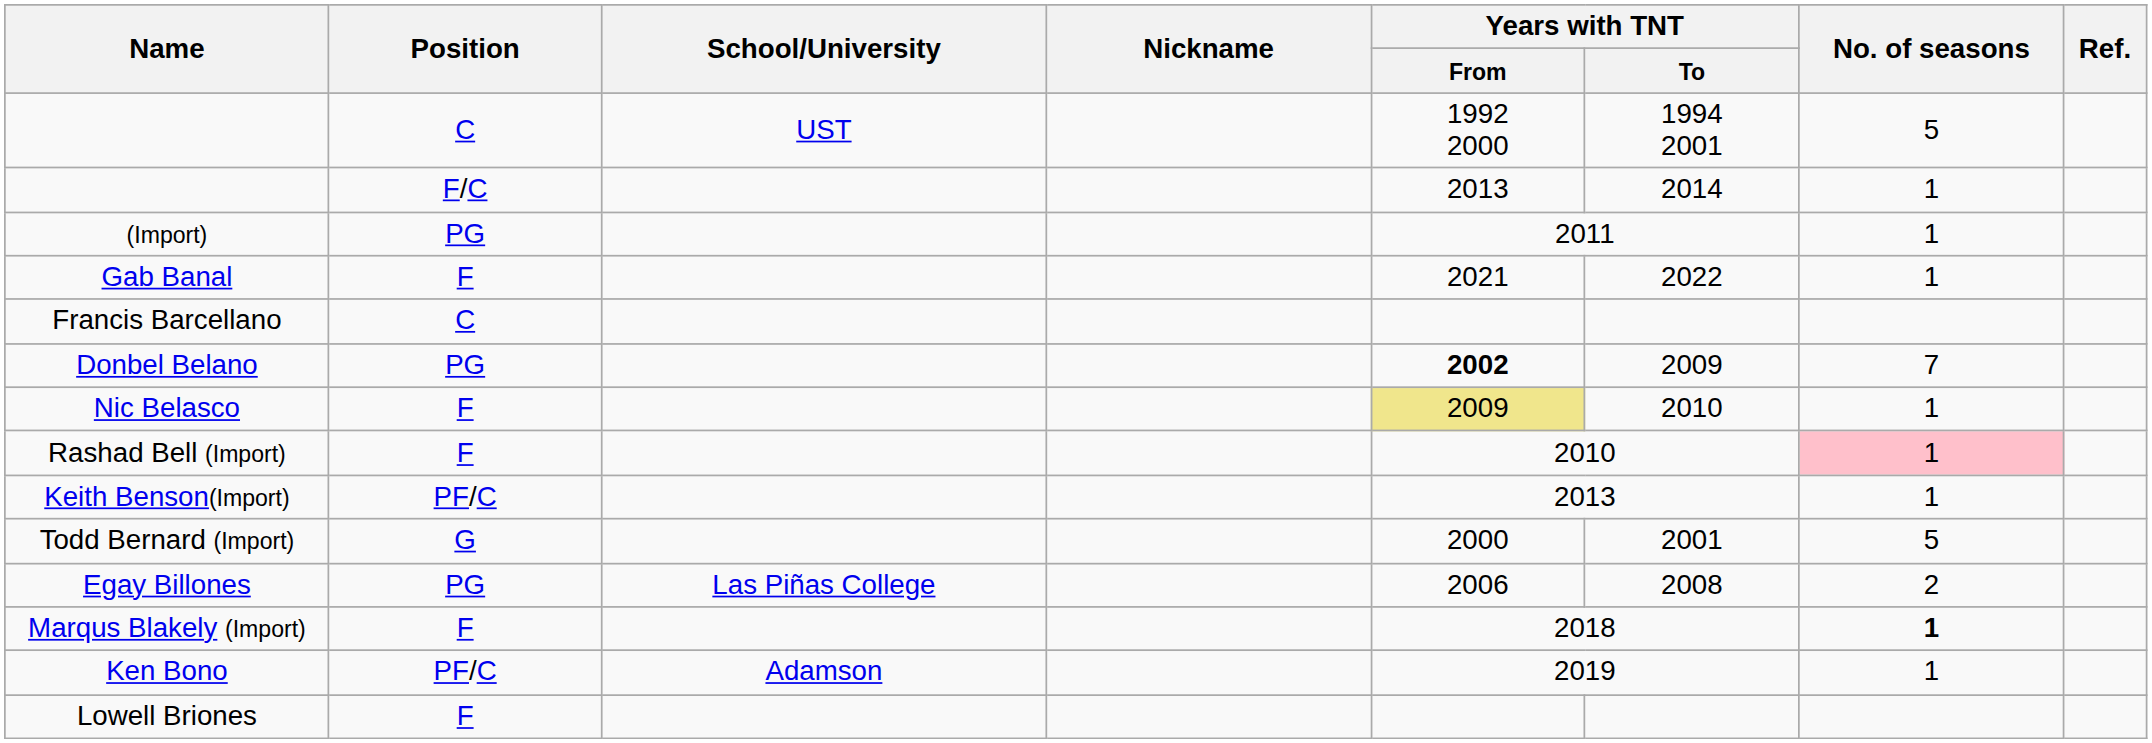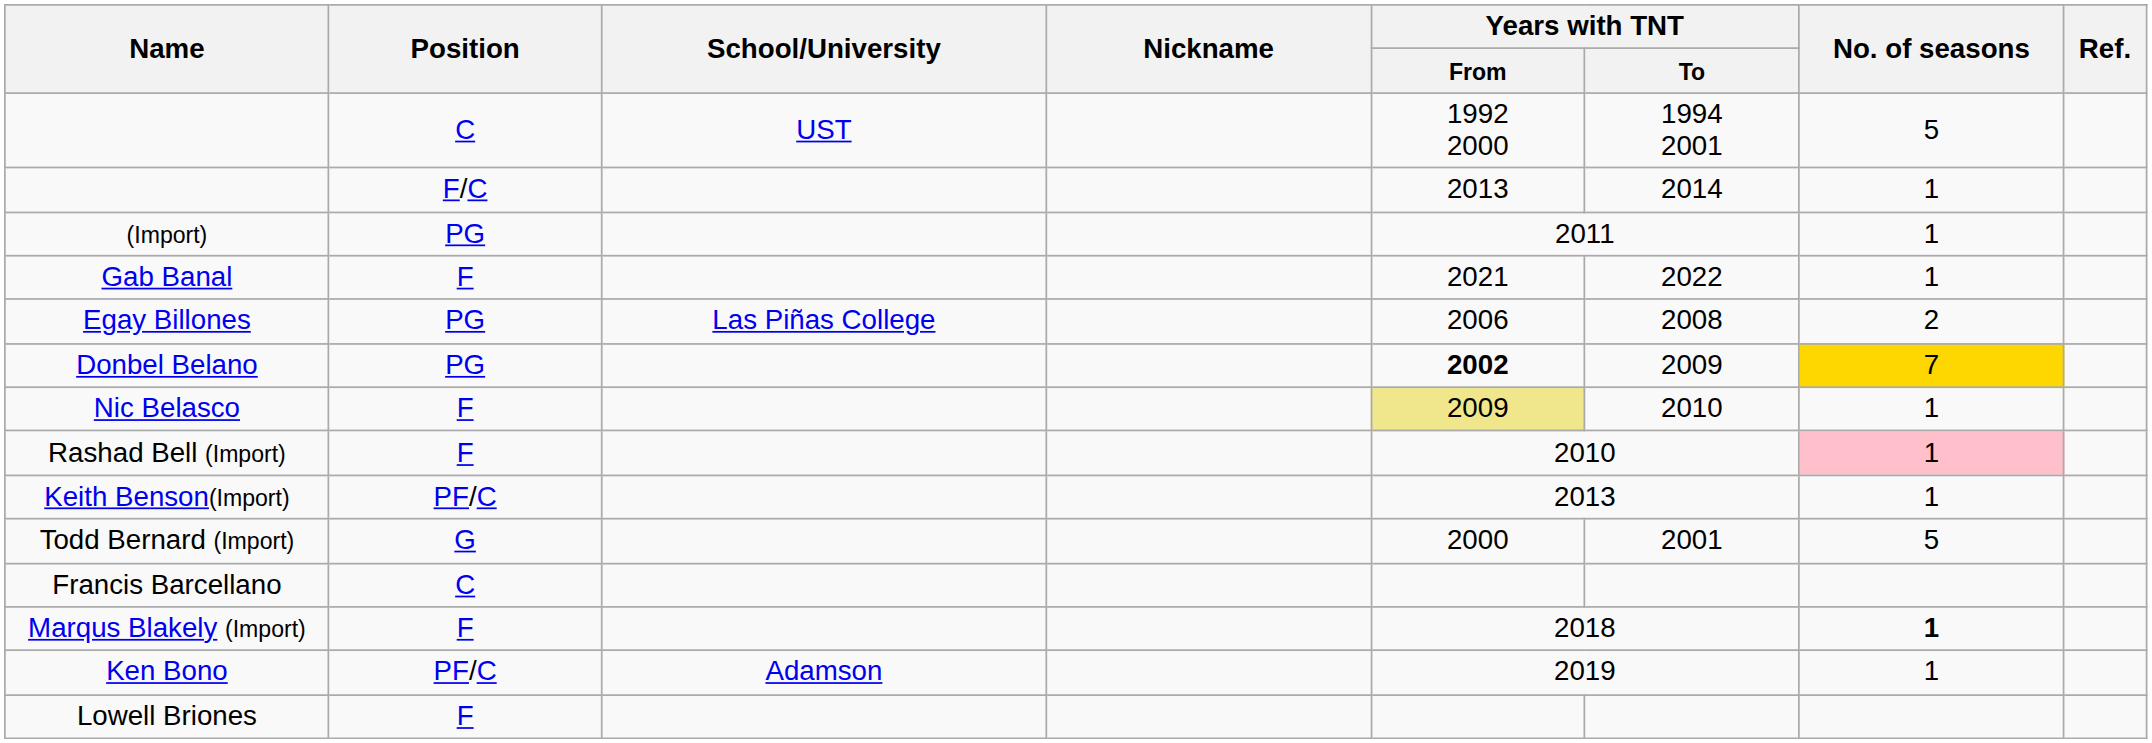rows swapped: (167, 320) <-> (167, 584)
(1931, 364) no background -> (1931, 364) gold background
